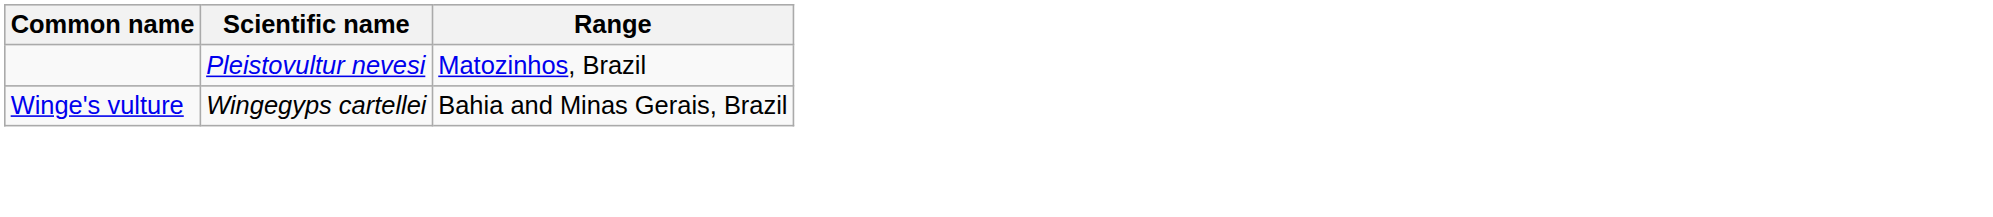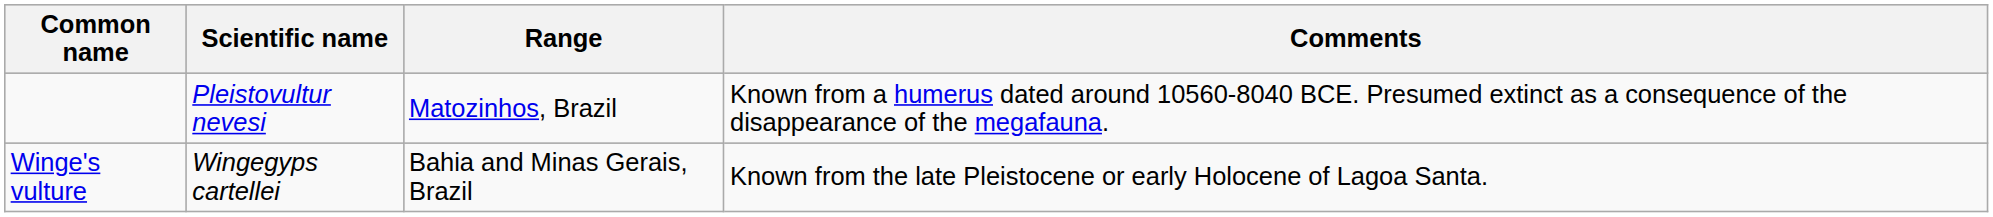+ column: (1356, 38)
